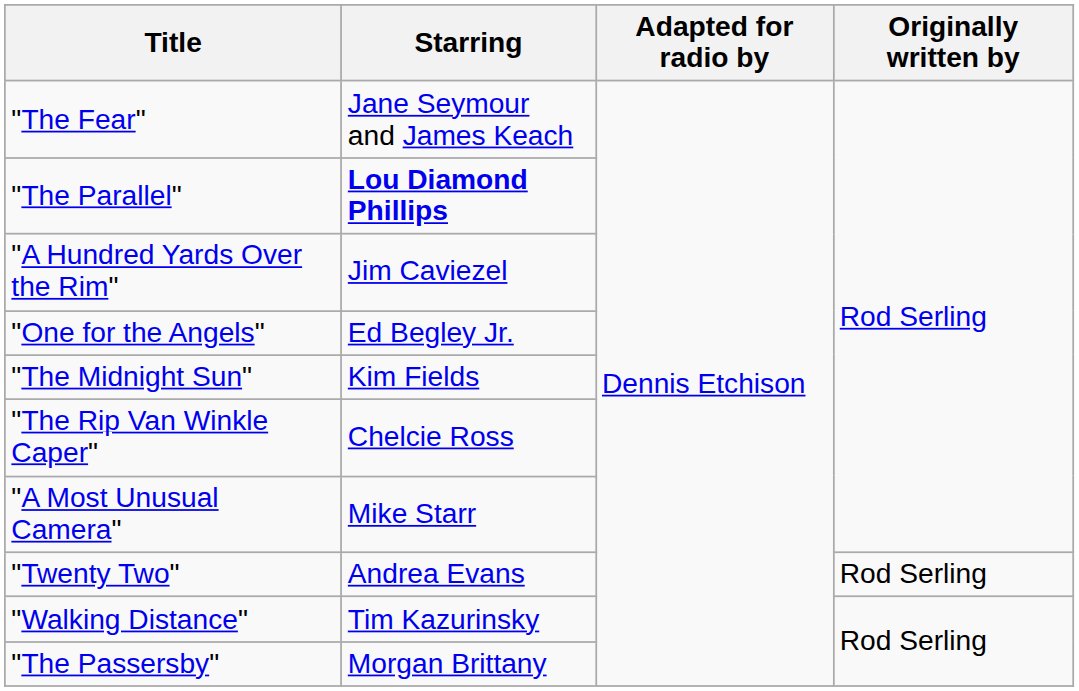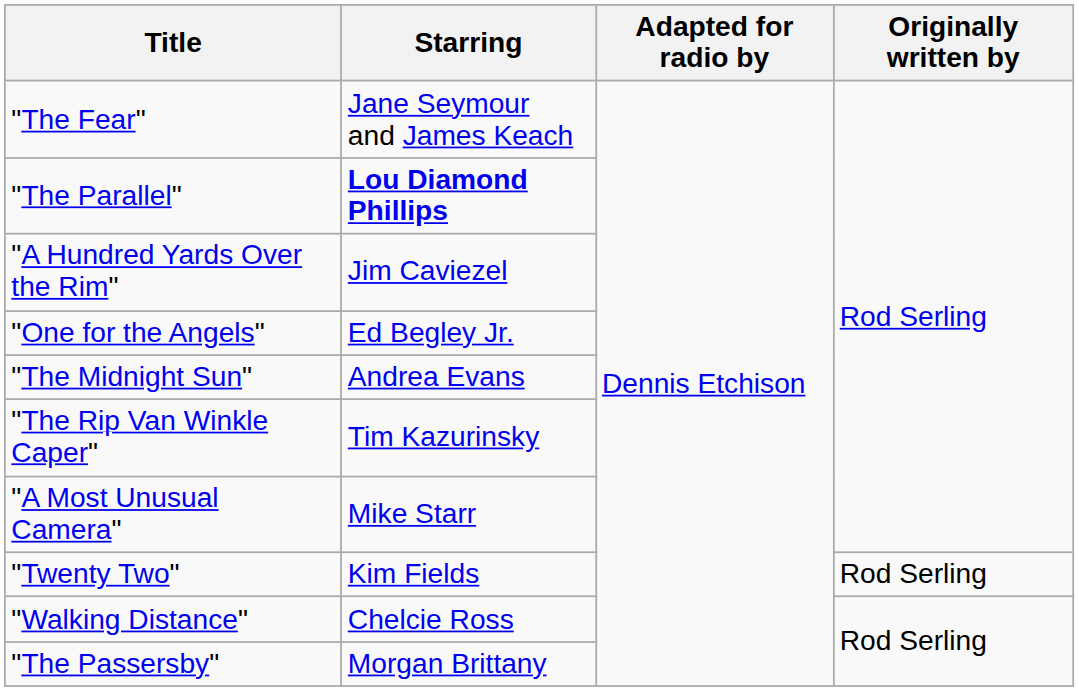(414, 376) Kim Fields -> (436, 376) Andrea Evans
(431, 437) Chelcie Ross -> (444, 437) Tim Kazurinsky
(436, 574) Andrea Evans -> (414, 574) Kim Fields
(444, 618) Tim Kazurinsky -> (431, 618) Chelcie Ross
